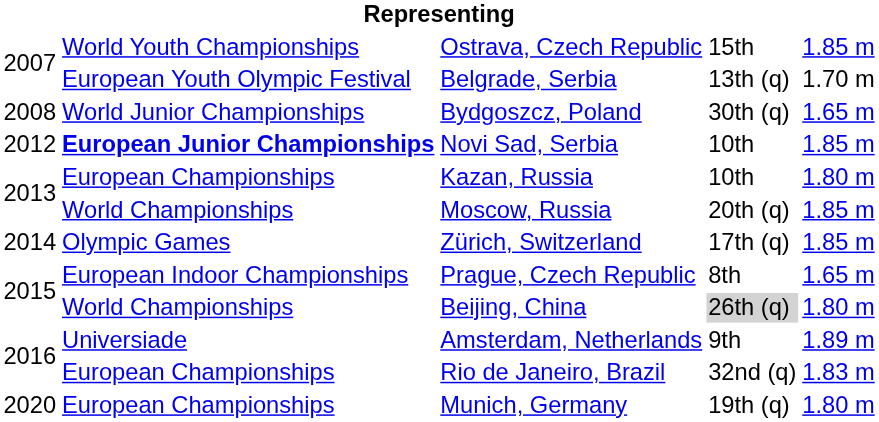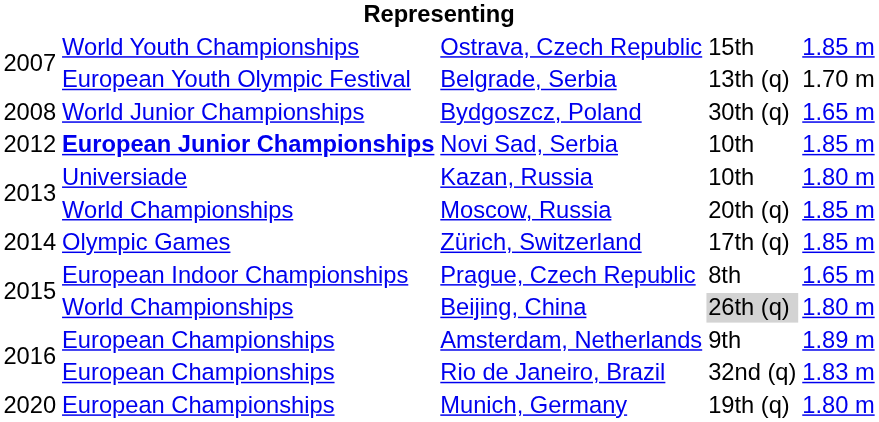(198, 177) European Championships -> (125, 177) Universiade
(125, 340) Universiade -> (198, 340) European Championships
